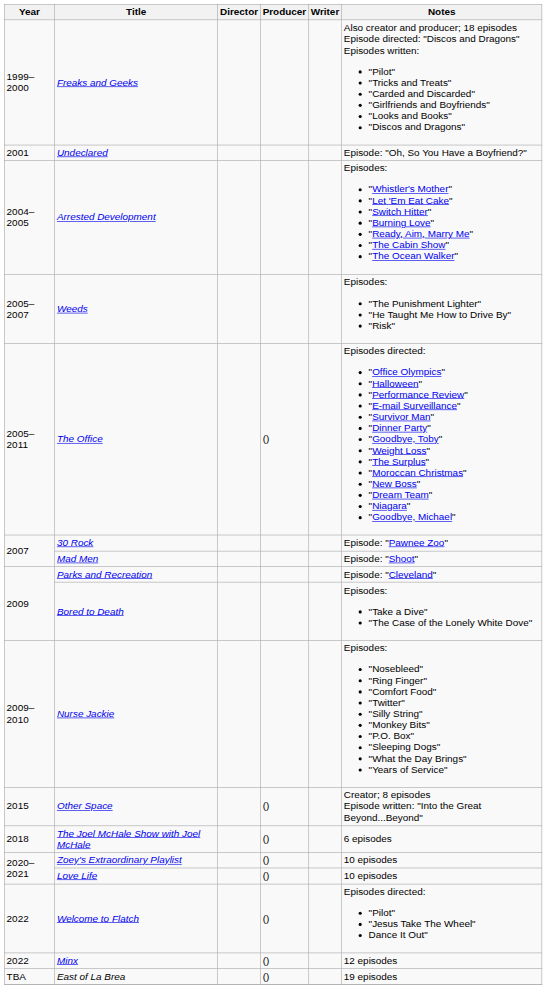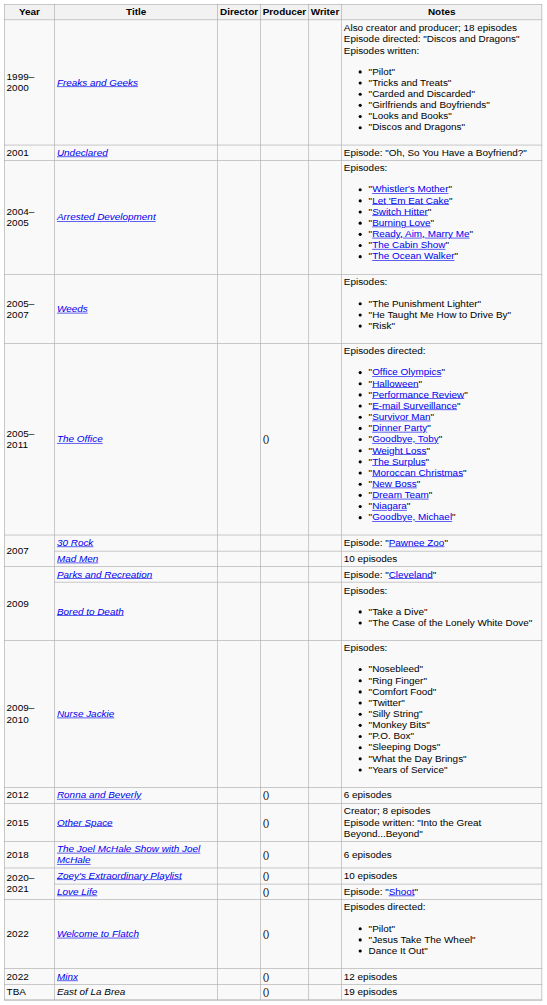(381, 558) Episode: "Shoot" -> (371, 558) 10 episodes
+ row: (99, 795)
(371, 876) 10 episodes -> (381, 891) Episode: "Shoot"
